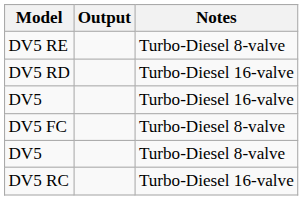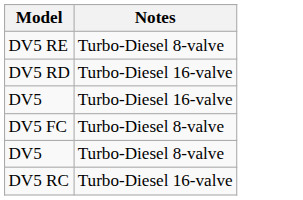- column: (104, 18)
